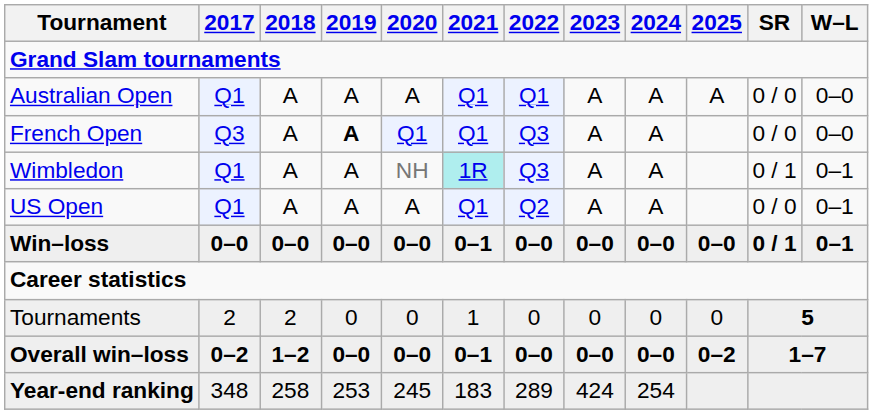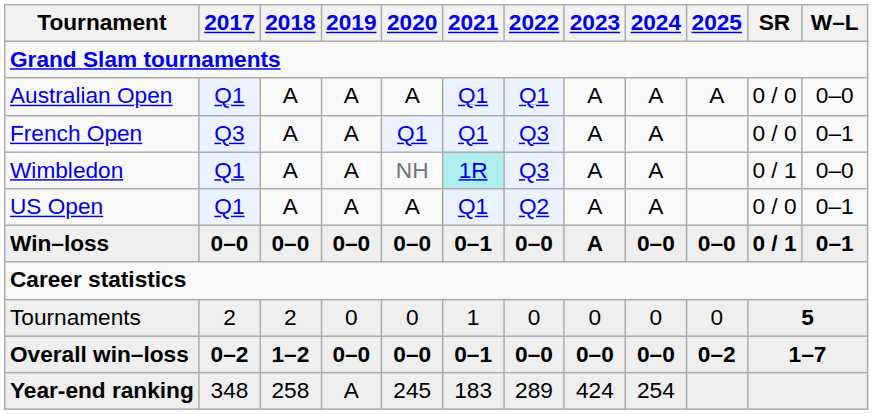(351, 132) bold -> (351, 132) normal
(835, 132) 0–0 -> (835, 132) 0–1
(835, 169) 0–1 -> (835, 169) 0–0
(595, 243) 0–0 -> (595, 243) A
(351, 390) 253 -> (351, 390) A
